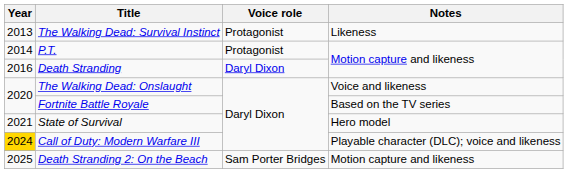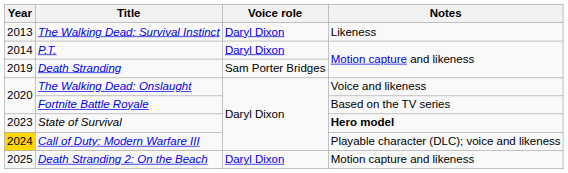(254, 31) Protagonist -> (255, 31) Daryl Dixon
(254, 50) Protagonist -> (255, 50) Daryl Dixon
(20, 68) 2016 -> (20, 68) 2019
(255, 68) Daryl Dixon -> (275, 68) Sam Porter Bridges
(20, 123) 2021 -> (20, 123) 2023
(360, 123) normal -> (362, 123) bold
(275, 159) Sam Porter Bridges -> (255, 159) Daryl Dixon
